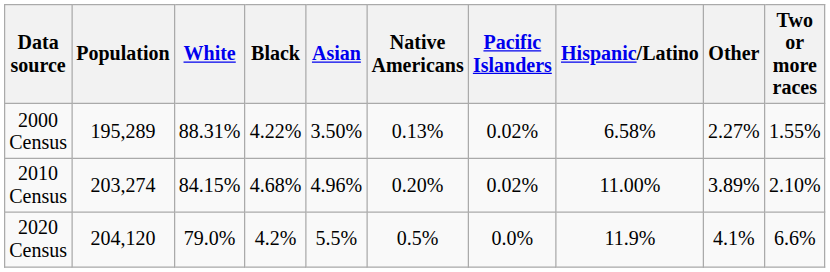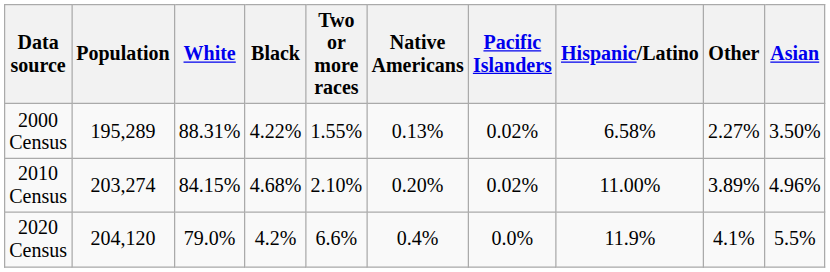columns swapped: (336, 54) <-> (795, 54)
(418, 239) 0.5% -> (418, 239) 0.4%
